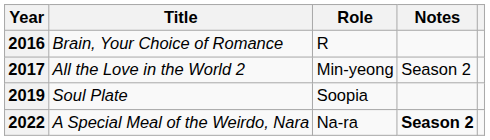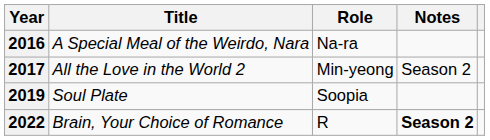(168, 43) Brain, Your Choice of Romance -> (181, 43) A Special Meal of the Weirdo, Nara
(323, 43) R -> (337, 43) Na-ra
(181, 122) A Special Meal of the Weirdo, Nara -> (168, 122) Brain, Your Choice of Romance
(337, 122) Na-ra -> (323, 122) R
